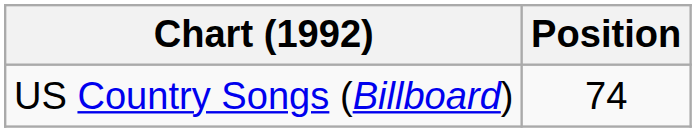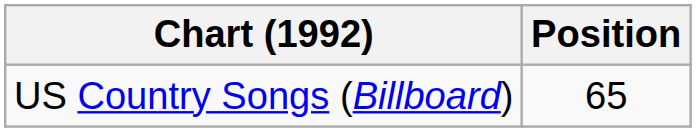(606, 95) 74 -> (606, 95) 65
